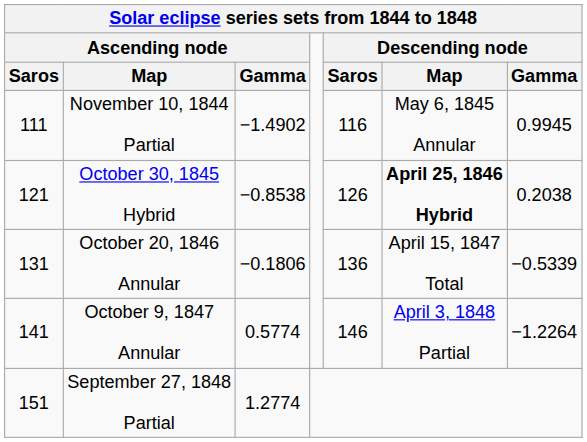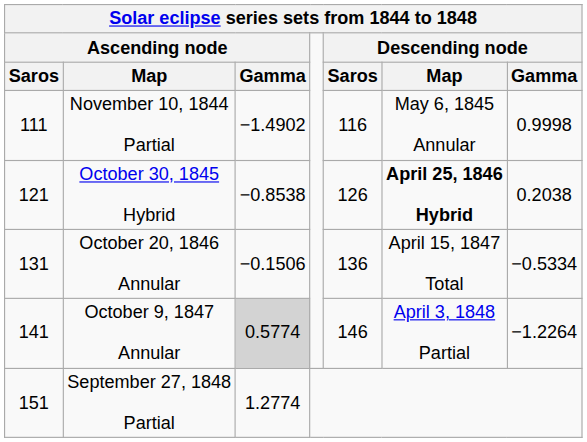(544, 125) 0.9945 -> (544, 125) 0.9998
(273, 263) −0.1806 -> (273, 263) −0.1506
(544, 263) −0.5339 -> (544, 263) −0.5334
(273, 333) no background -> (273, 333) lightgrey background
